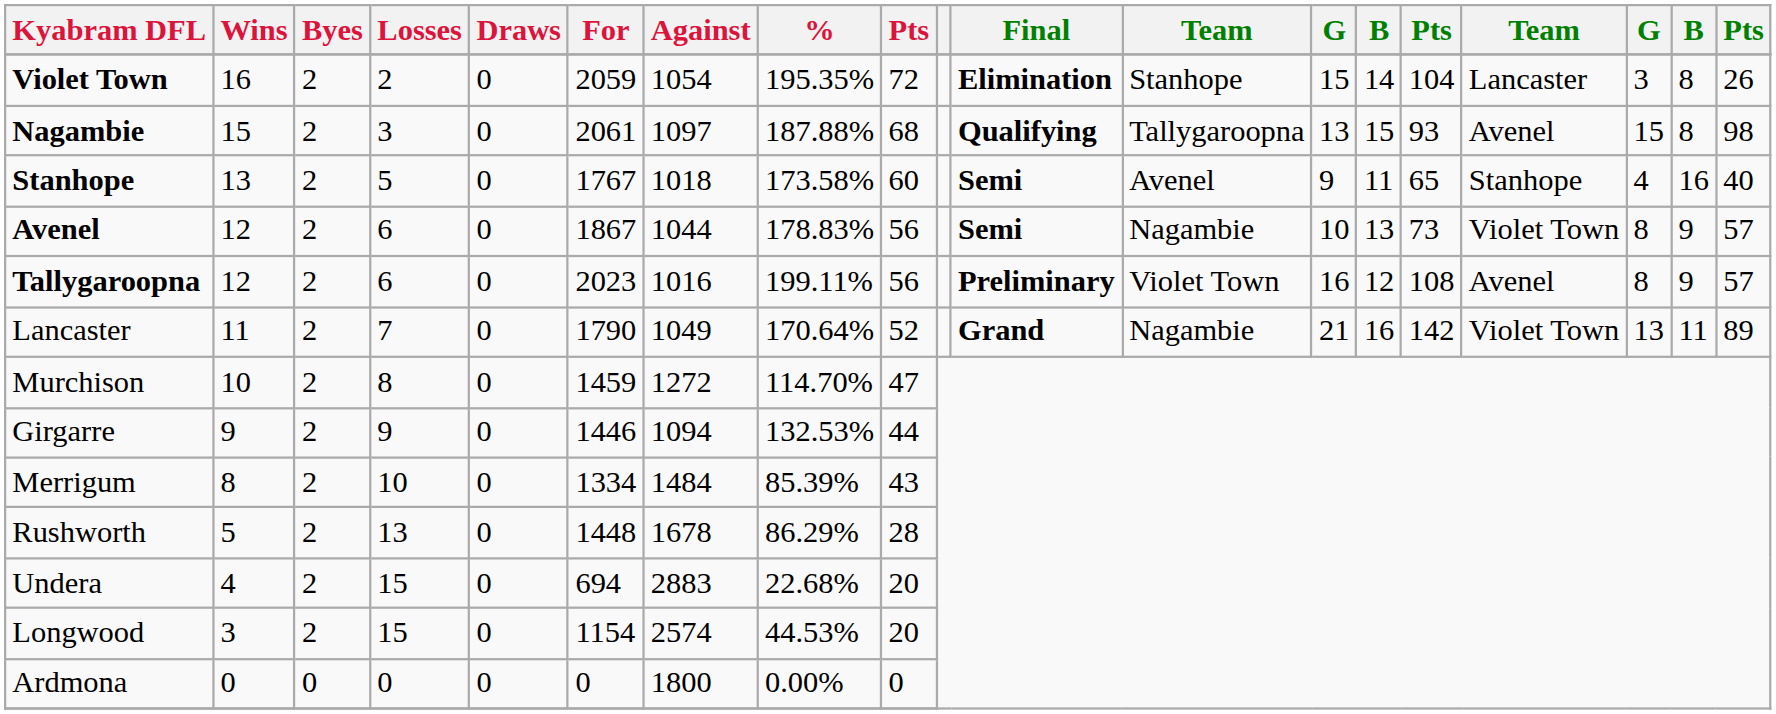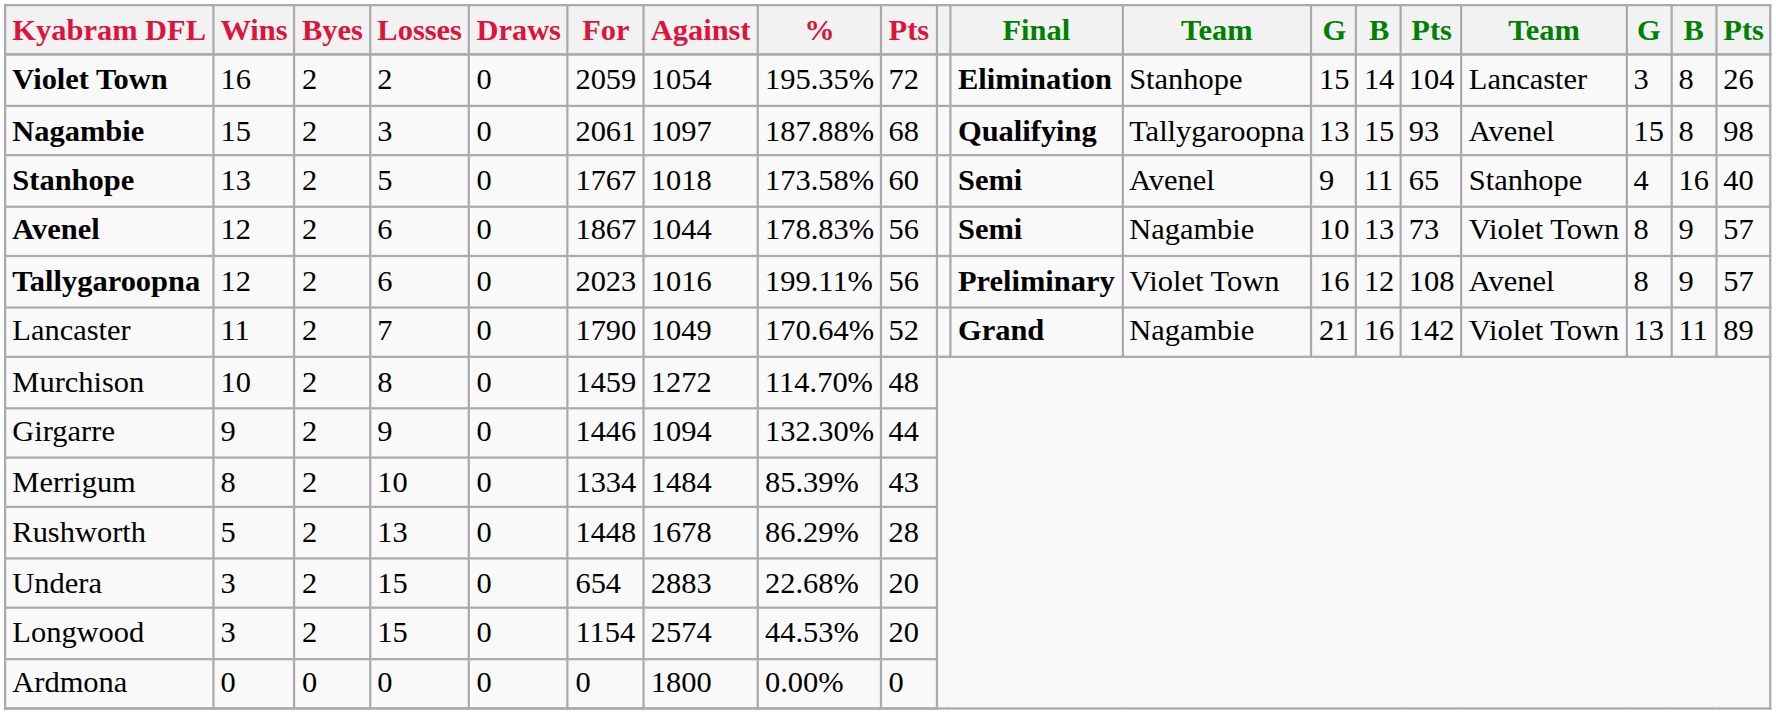(904, 381) 47 -> (904, 381) 48
(820, 431) 132.53% -> (820, 431) 132.30%
(228, 582) 4 -> (228, 582) 3
(598, 582) 694 -> (598, 582) 654
